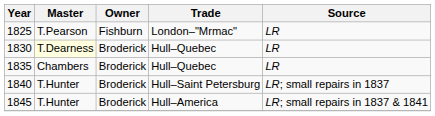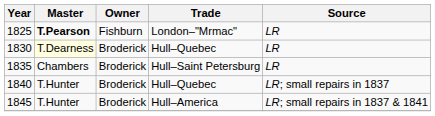(62, 31) normal -> (63, 31) bold
(184, 66) Hull–Quebec -> (206, 66) Hull–Saint Petersburg
(206, 84) Hull–Saint Petersburg -> (184, 84) Hull–Quebec
